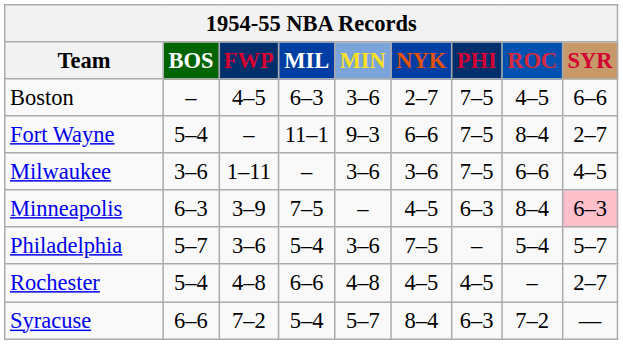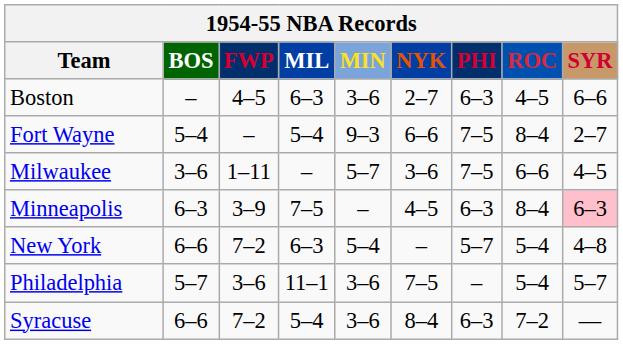(477, 97) 7–5 -> (477, 97) 6–3
(307, 134) 11–1 -> (307, 134) 5–4
(363, 171) 3–6 -> (363, 171) 5–7
+ row: (56, 245)
(307, 245) 5–4 -> (307, 282) 11–1
- row: (55, 282)
(363, 319) 5–7 -> (363, 319) 3–6
